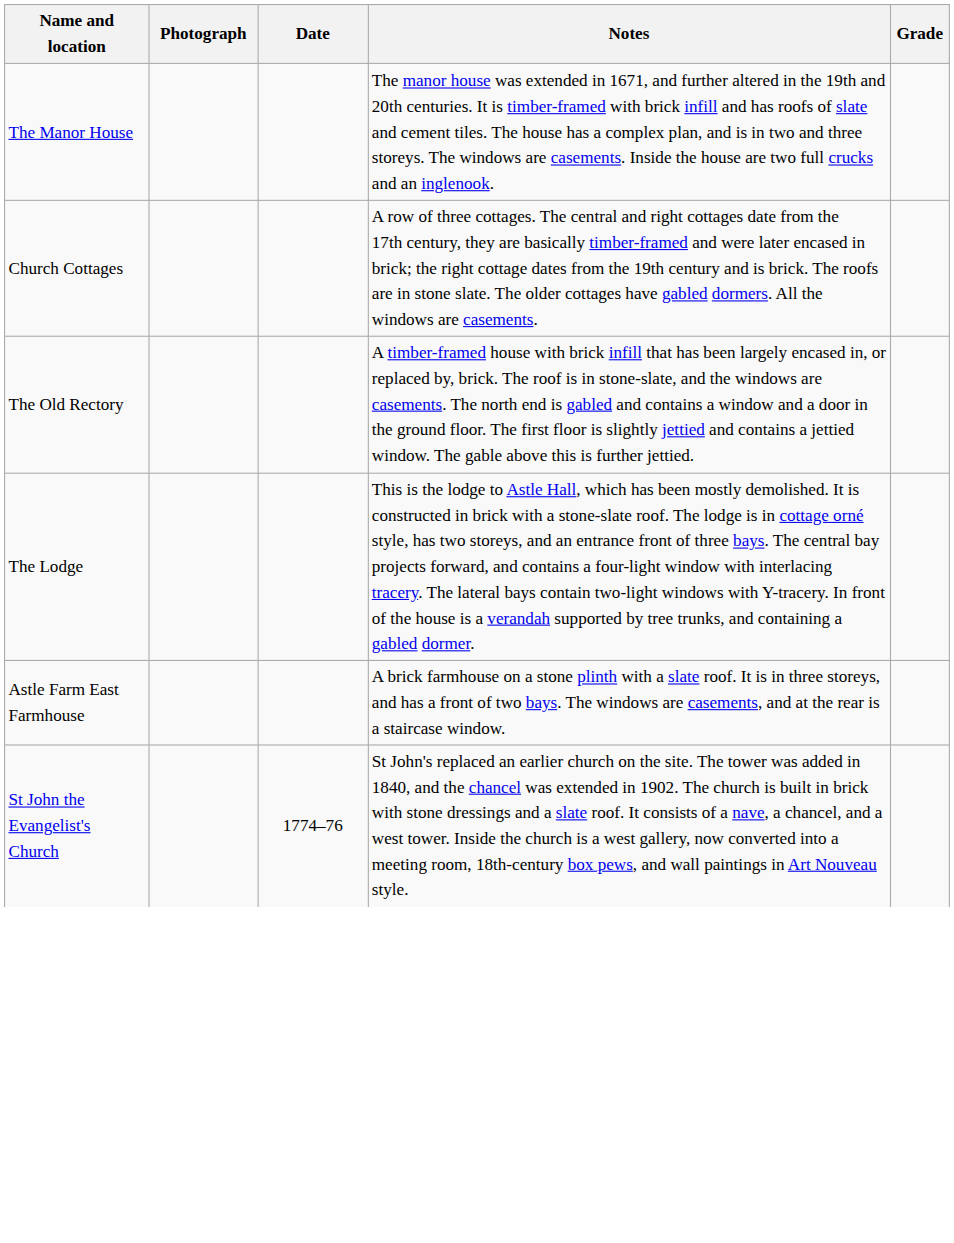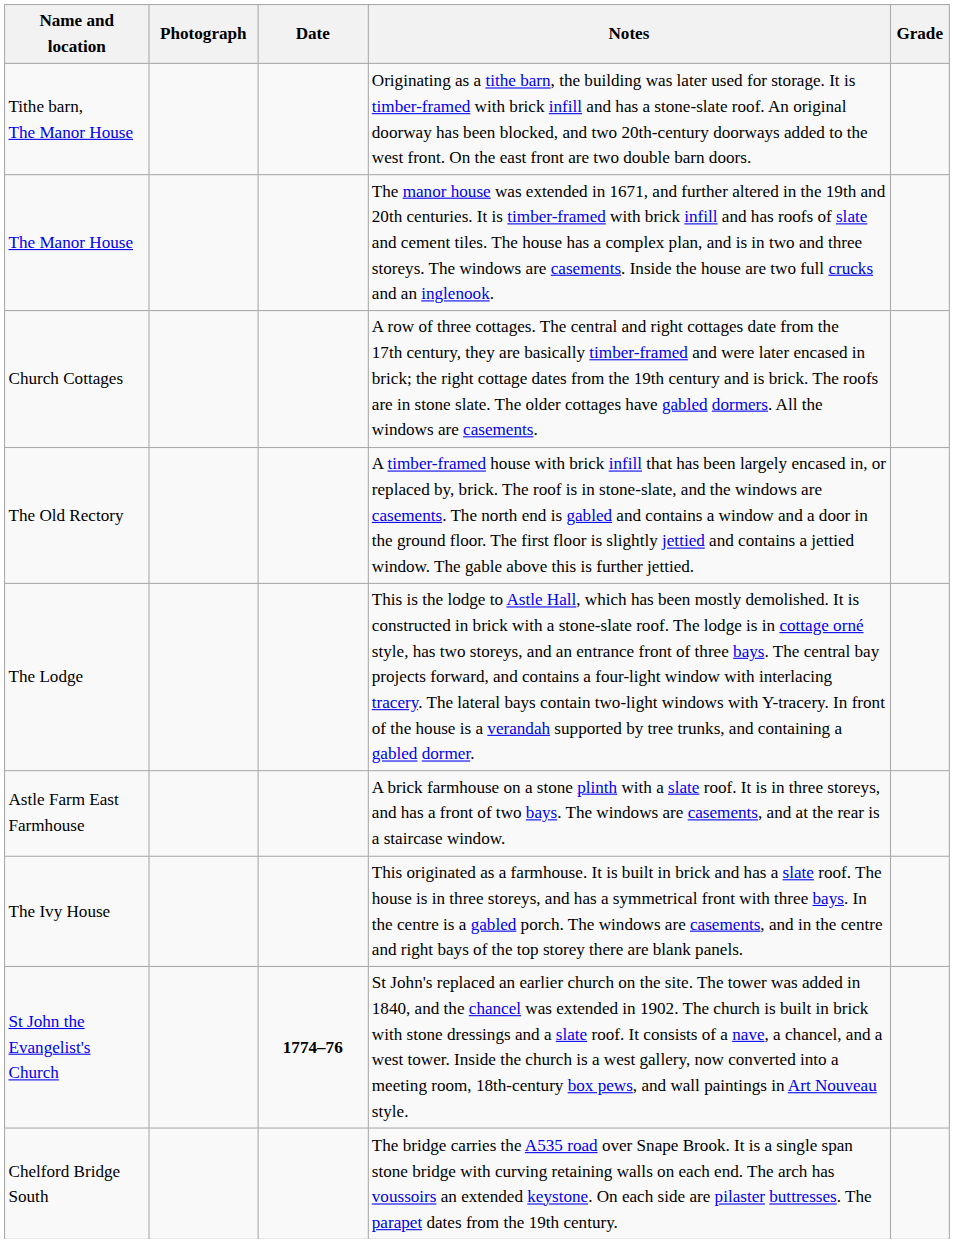+ row: (71, 119)
+ row: (59, 911)
(313, 826) normal -> (313, 1047) bold
+ row: (64, 1183)
